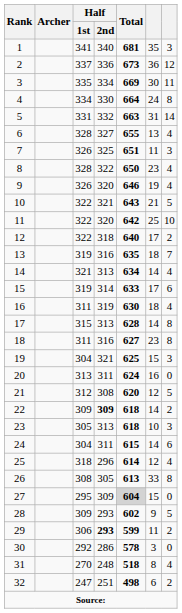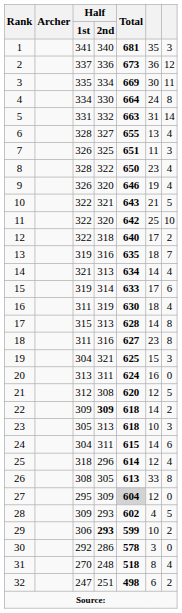(153, 496) 15 -> (153, 496) 12
(153, 513) 9 -> (153, 513) 4
(153, 530) 11 -> (153, 530) 10
